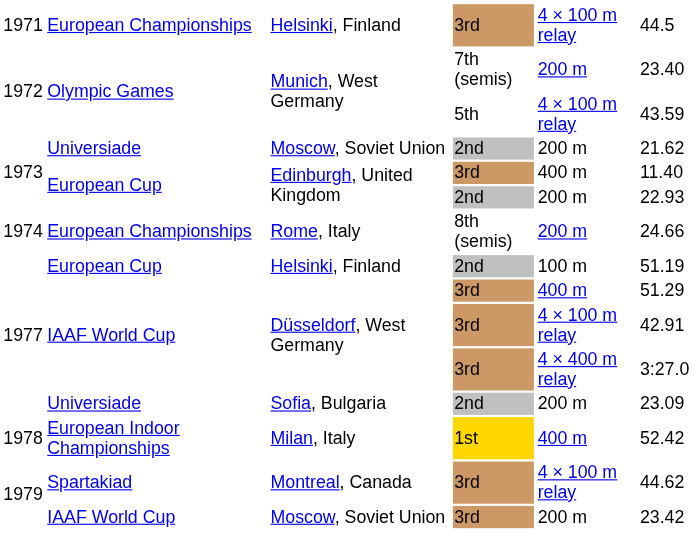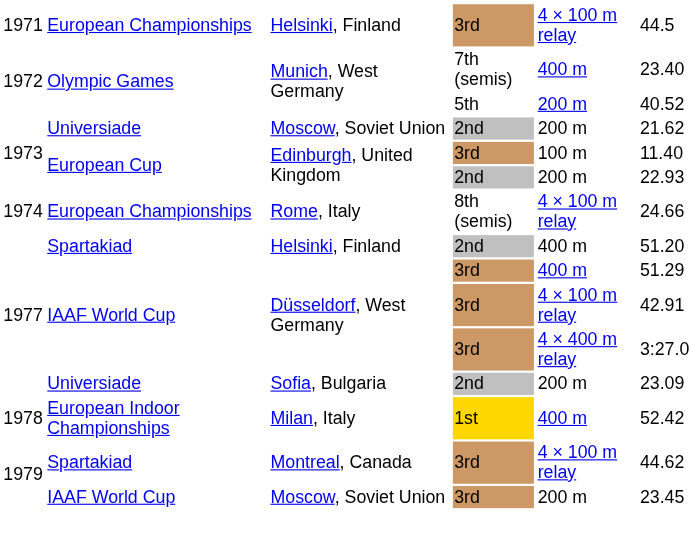(562, 69) 200 m -> (562, 69) 400 m
(577, 114) 4 × 100 m relay -> (562, 104) 200 m
(662, 114) 43.59 -> (662, 104) 40.52
(562, 172) 400 m -> (562, 152) 100 m
(562, 231) 200 m -> (577, 211) 4 × 100 m relay
(105, 266) European Cup -> (90, 246) Spartakiad
(562, 266) 100 m -> (562, 246) 400 m
(662, 266) 51.19 -> (662, 246) 51.20
(662, 516) 23.42 -> (662, 497) 23.45
